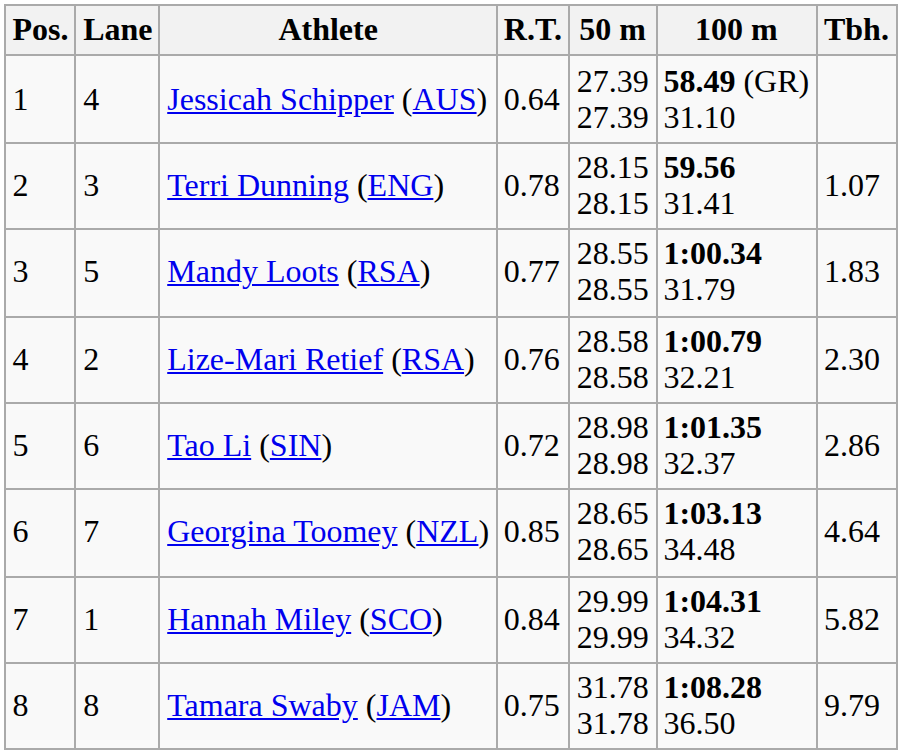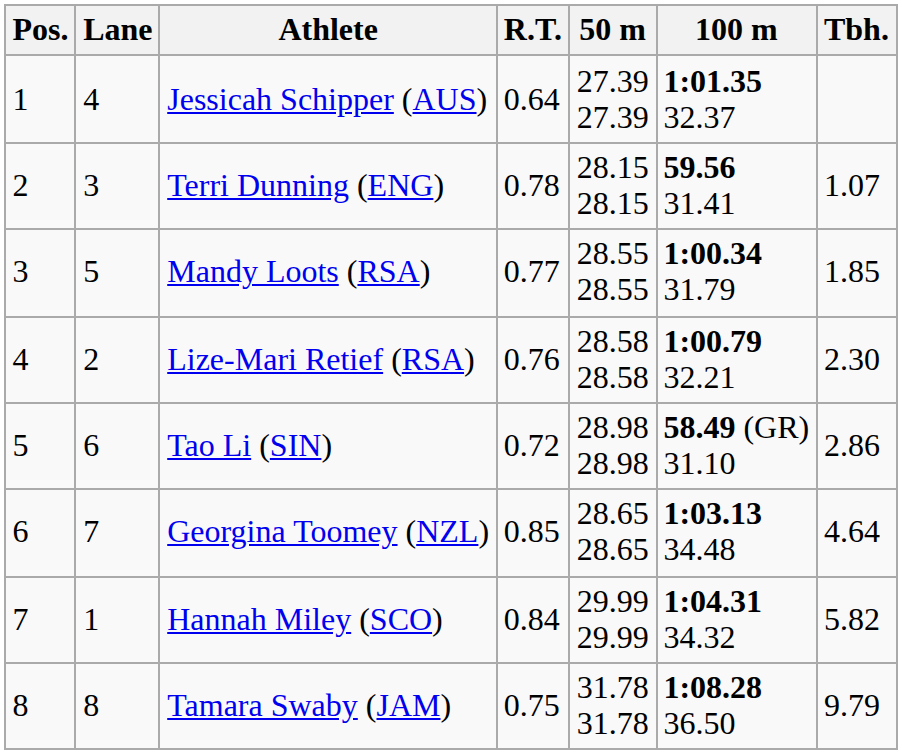(736, 98) 58.49 (GR) 31.10 -> (713, 98) 1:01.35 32.37
(852, 272) 1.83 -> (852, 272) 1.85
(713, 445) 1:01.35 32.37 -> (736, 445) 58.49 (GR) 31.10
